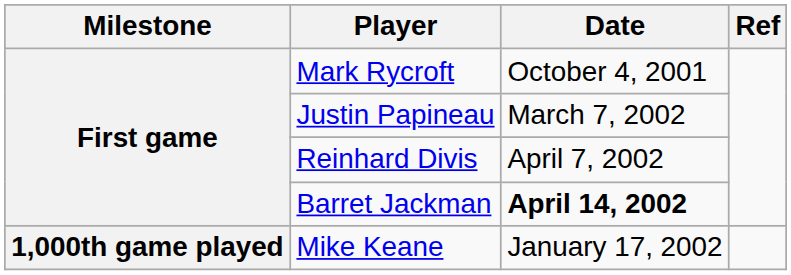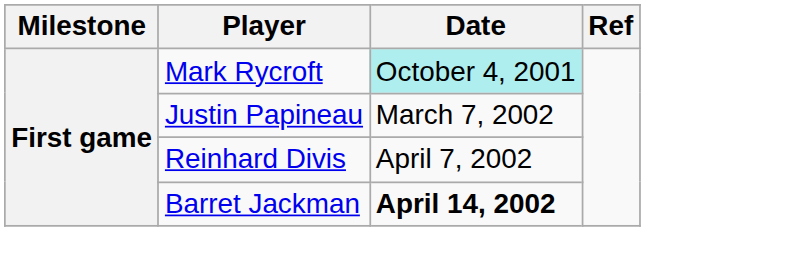(607, 70) no background -> (476, 70) paleturquoise background
- row: (370, 247)
